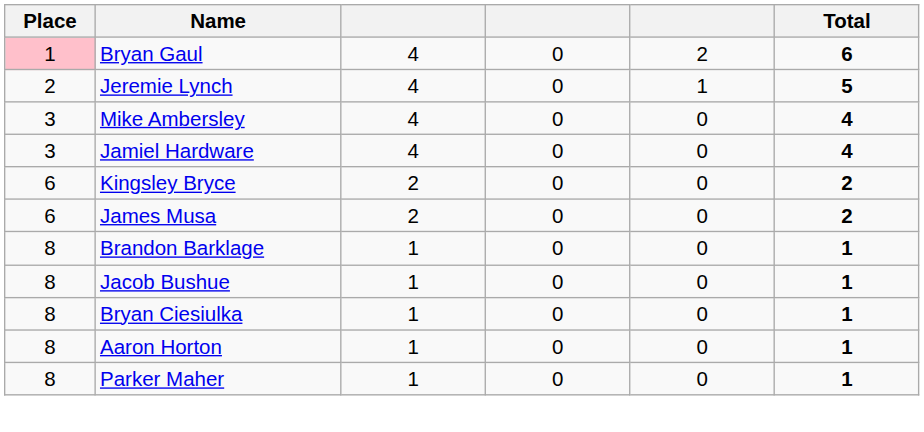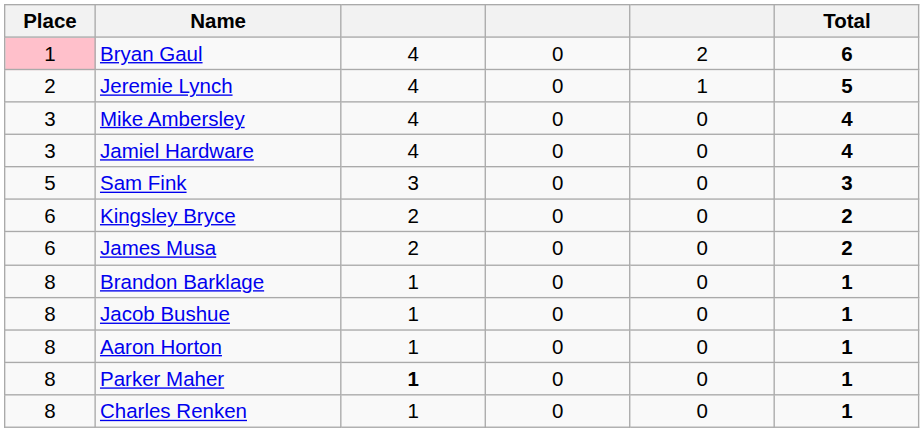+ row: (143, 184)
- row: (171, 313)
(413, 378) normal -> (413, 378) bold
+ row: (173, 411)
